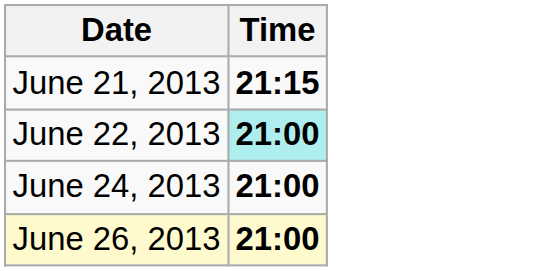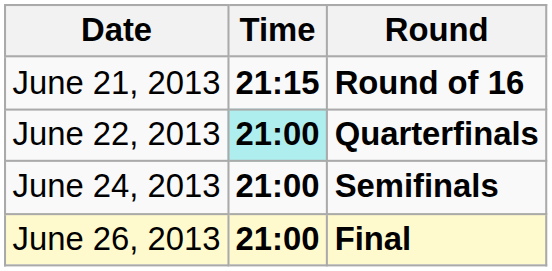+ column: (437, 30)
